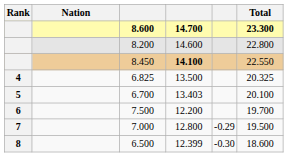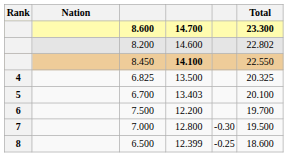(260, 45) 22.800 -> (260, 45) 22.802
(224, 127) -0.29 -> (224, 127) -0.30
(224, 144) -0.30 -> (224, 144) -0.25
